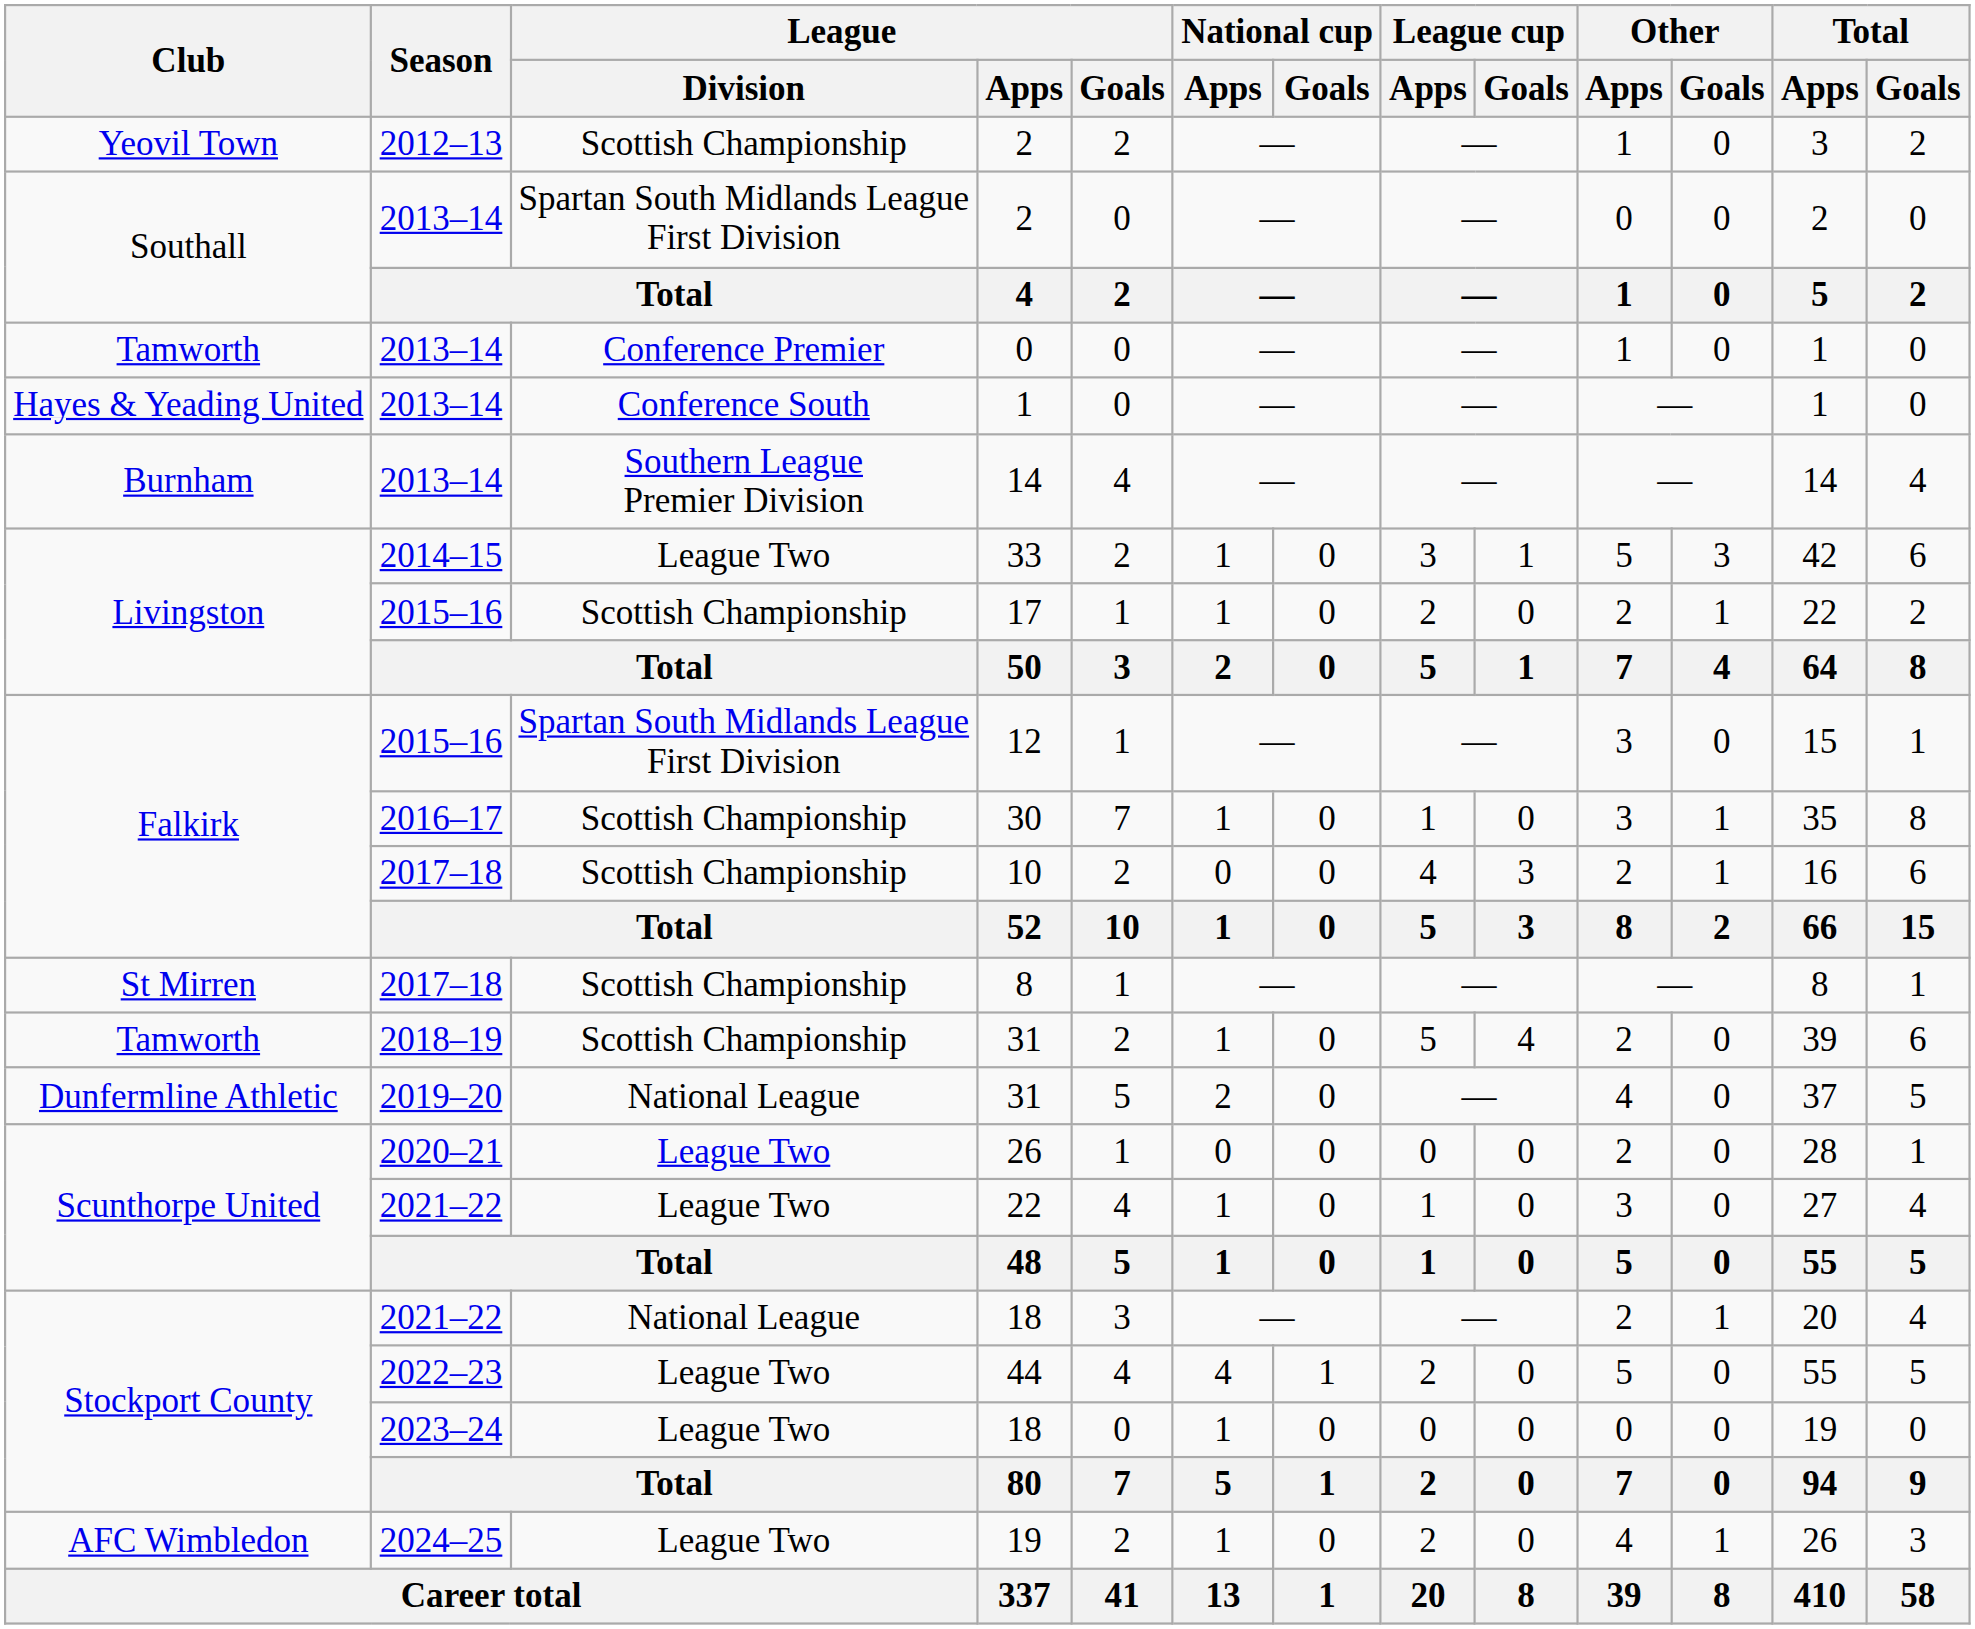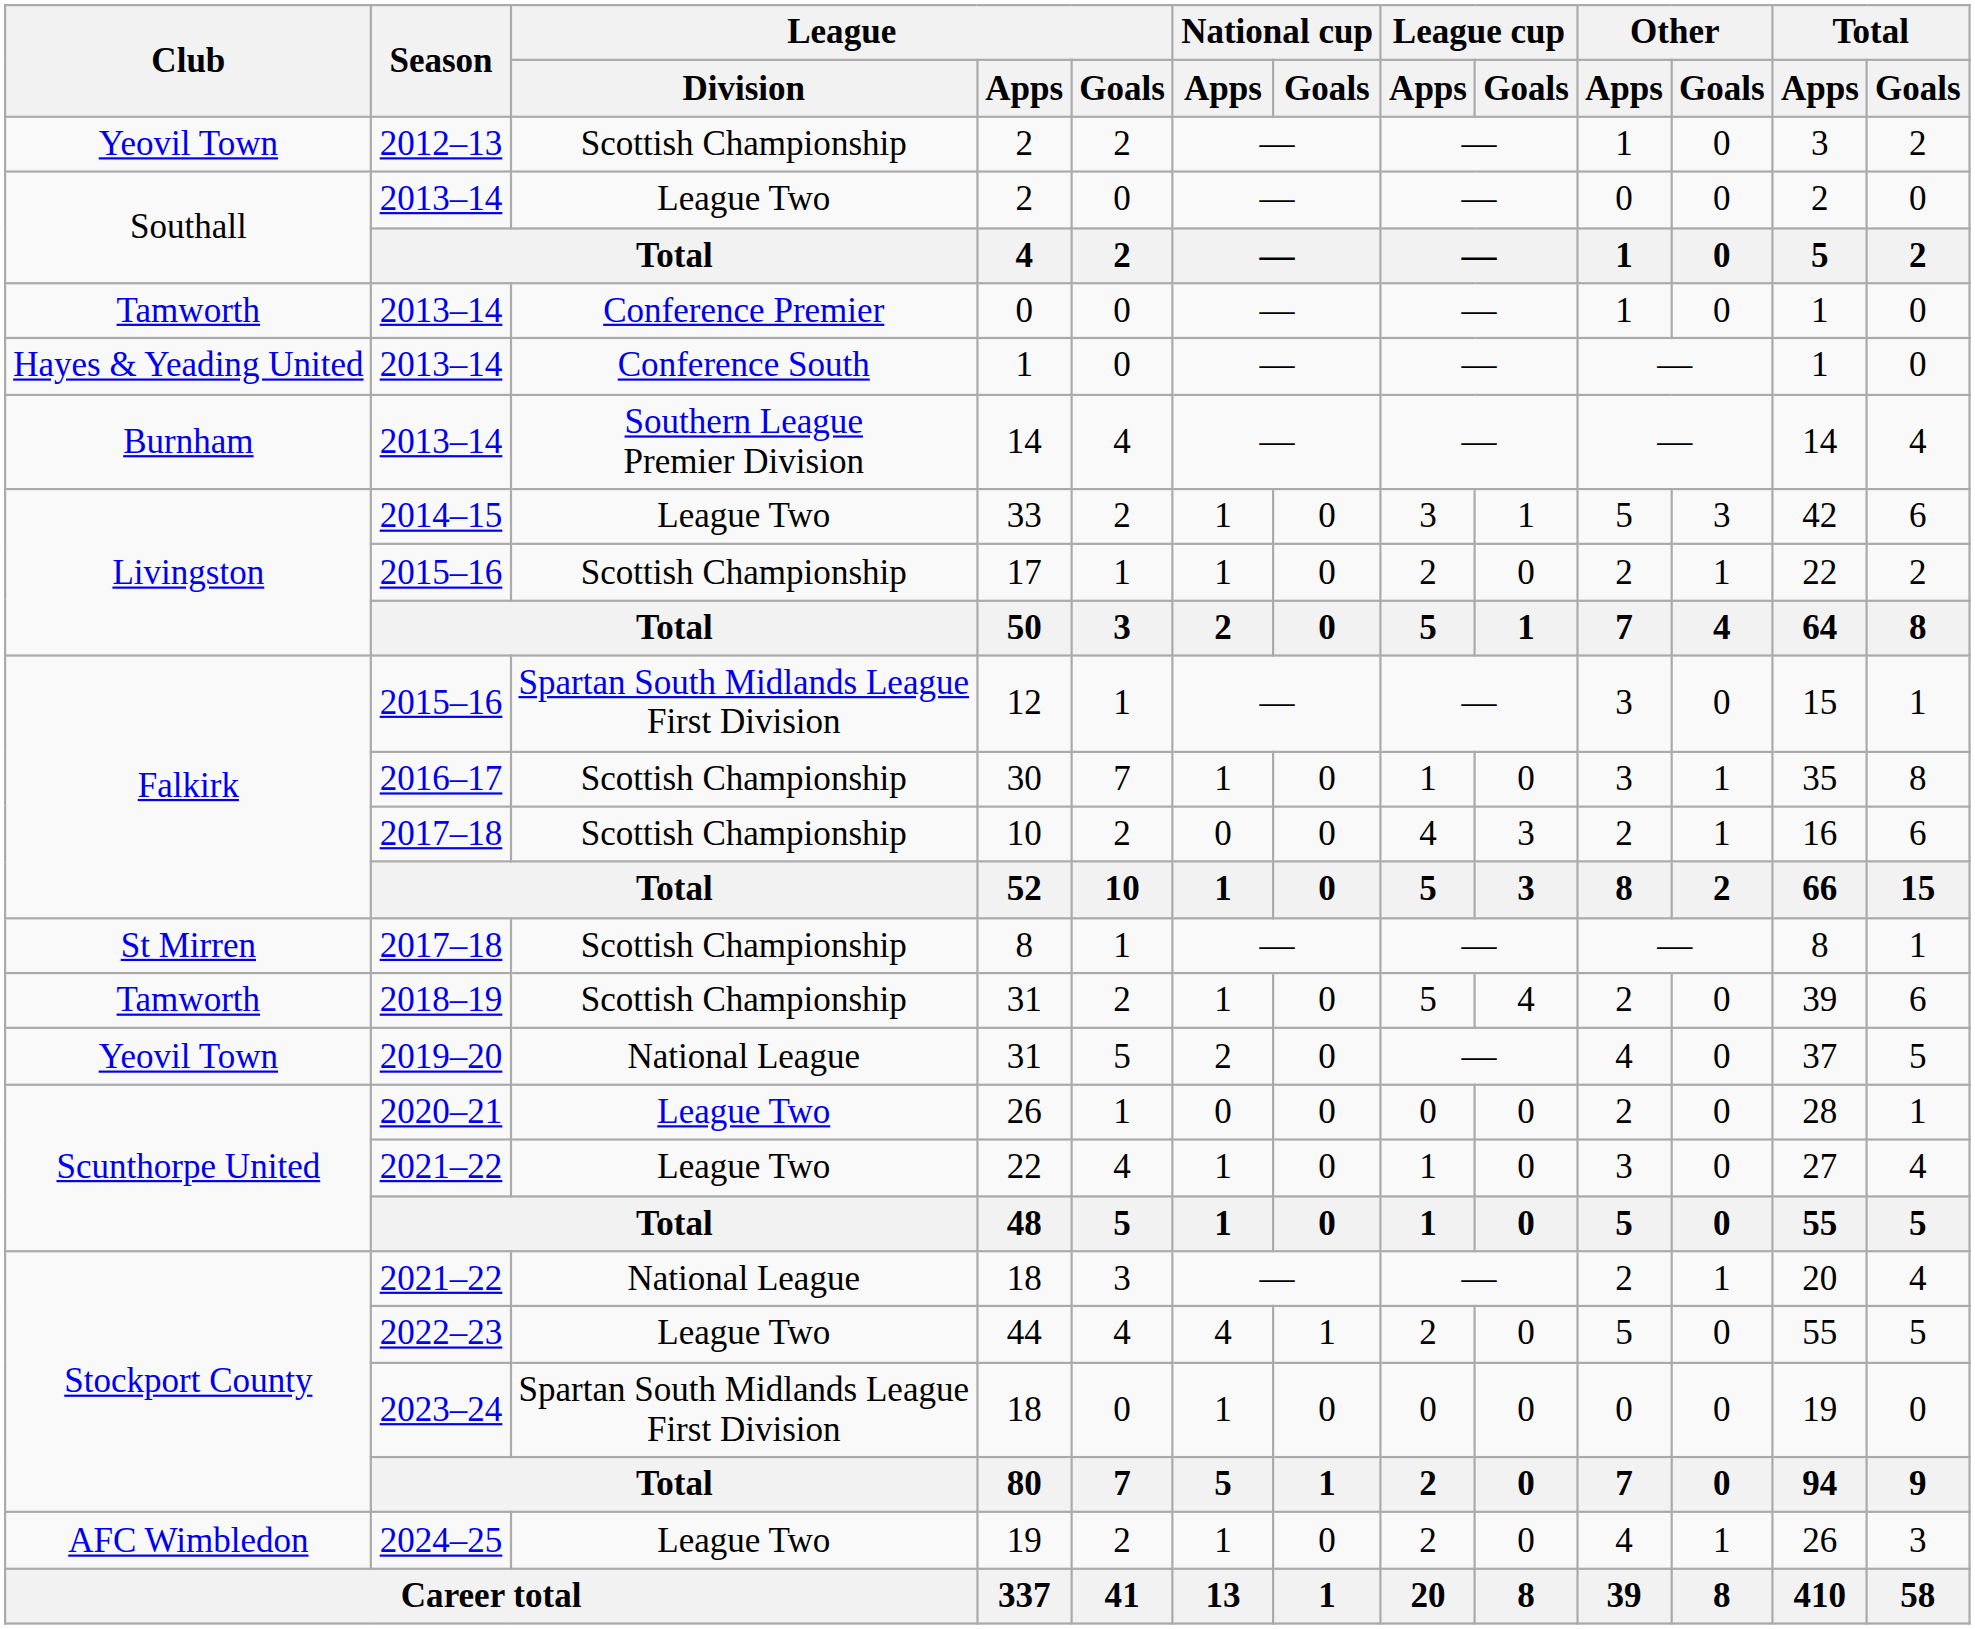(744, 218) Spartan South Midlands League First Division -> (744, 198) League Two
(188, 1095) Dunfermline Athletic -> (188, 1055) Yeovil Town
(744, 1428) League Two -> (744, 1408) Spartan South Midlands League First Division
